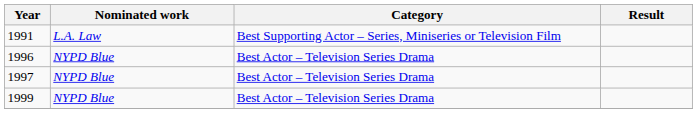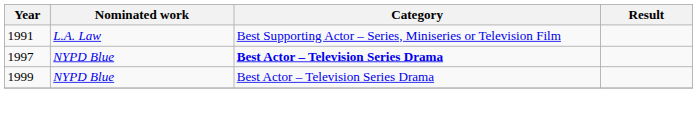- row: (21, 56)
(335, 77) normal -> (340, 56) bold
